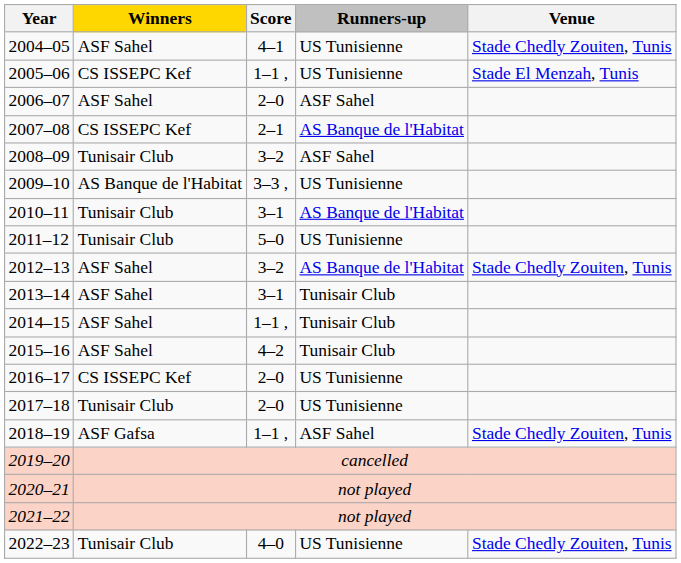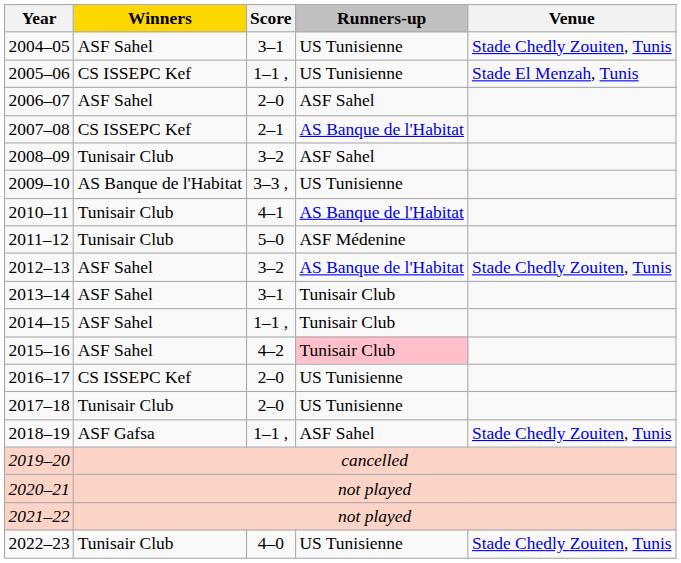(271, 45) 4–1 -> (271, 45) 3–1
(271, 211) 3–1 -> (271, 211) 4–1
(351, 239) US Tunisienne -> (353, 239) ASF Médenine
(347, 350) no background -> (347, 350) pink background
